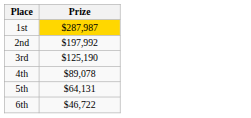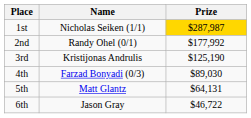+ column: (103, 12)
(80, 43) $197,992 -> (206, 43) $177,992
(80, 74) $89,078 -> (206, 74) $89,030
